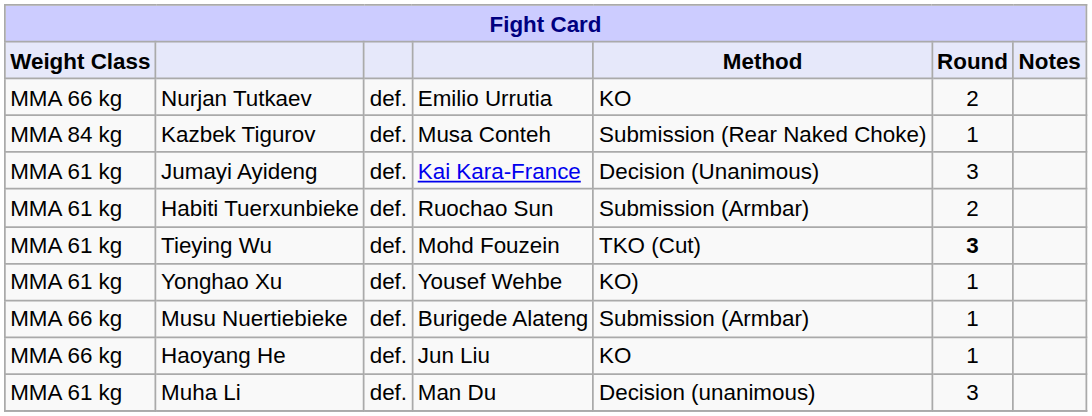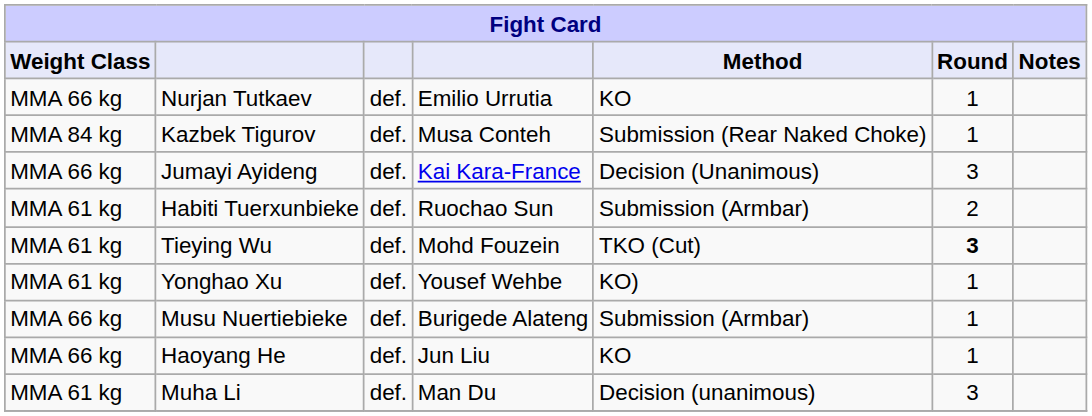(972, 97) 2 -> (972, 97) 1
(66, 171) MMA 61 kg -> (66, 171) MMA 66 kg
